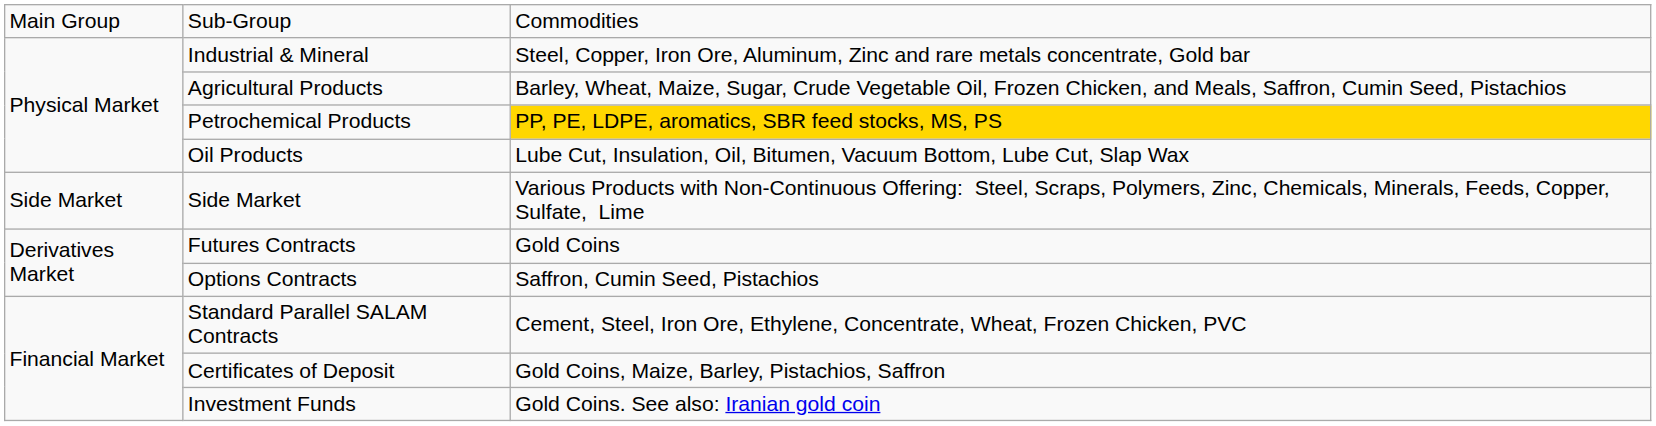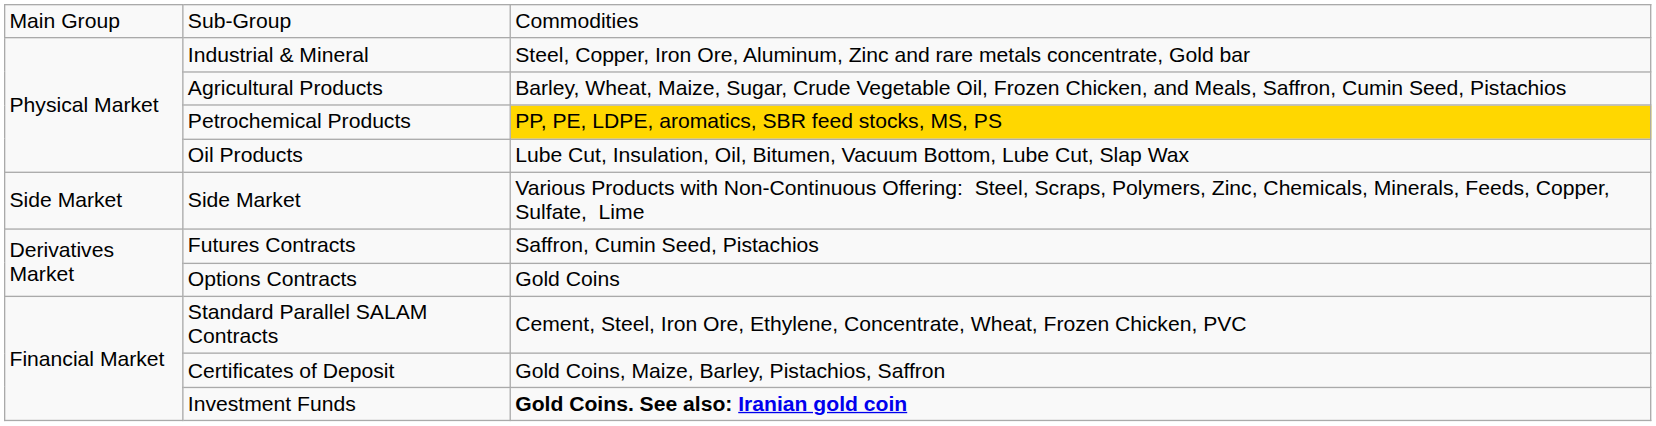(567, 245) Gold Coins -> (667, 245) Saffron, Cumin Seed, Pistachios
(667, 279) Saffron, Cumin Seed, Pistachios -> (567, 279) Gold Coins
(698, 403) normal -> (711, 403) bold
